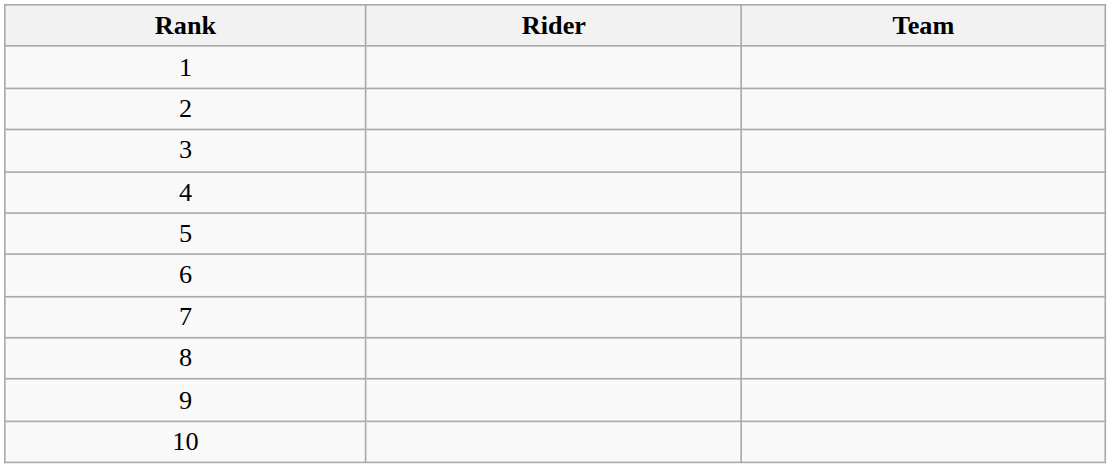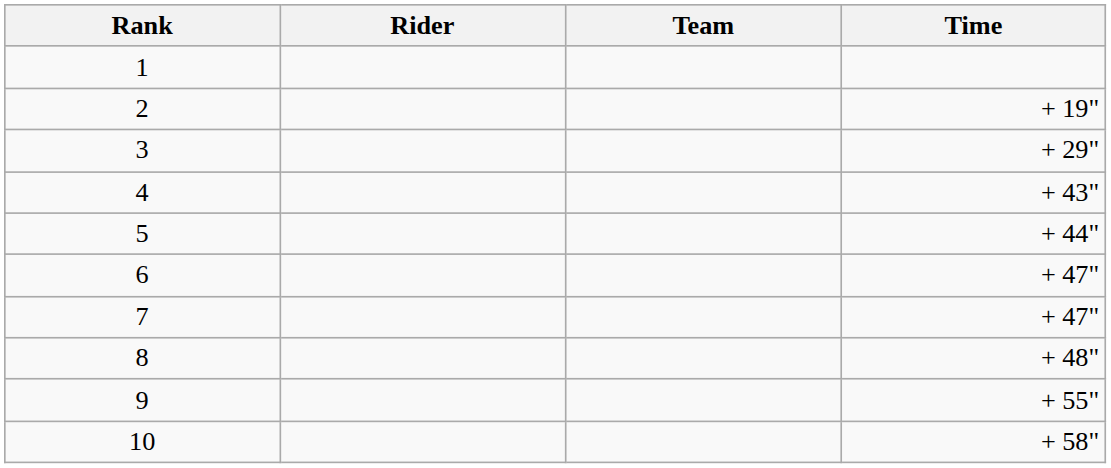+ column: (973, 25)
